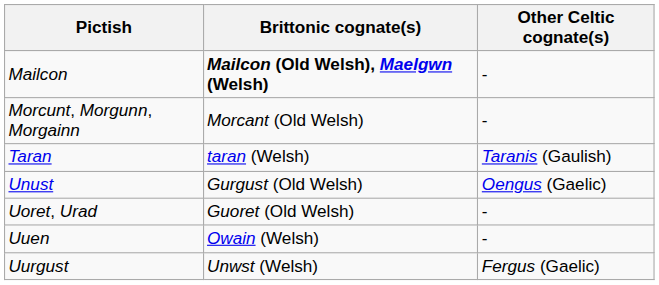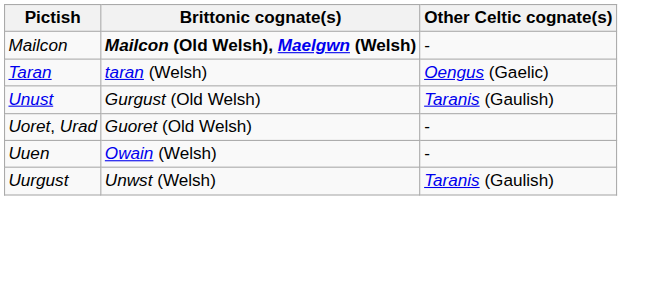- row: (80, 120)
(547, 157) Taranis (Gaulish) -> (486, 72) Oengus (Gaelic)
(544, 184) Oengus (Gaelic) -> (489, 99) Taranis (Gaulish)
(541, 265) Fergus (Gaelic) -> (489, 180) Taranis (Gaulish)
